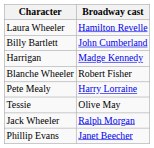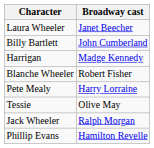(113, 27) Hamilton Revelle -> (106, 27) Janet Beecher
(106, 136) Janet Beecher -> (113, 136) Hamilton Revelle
